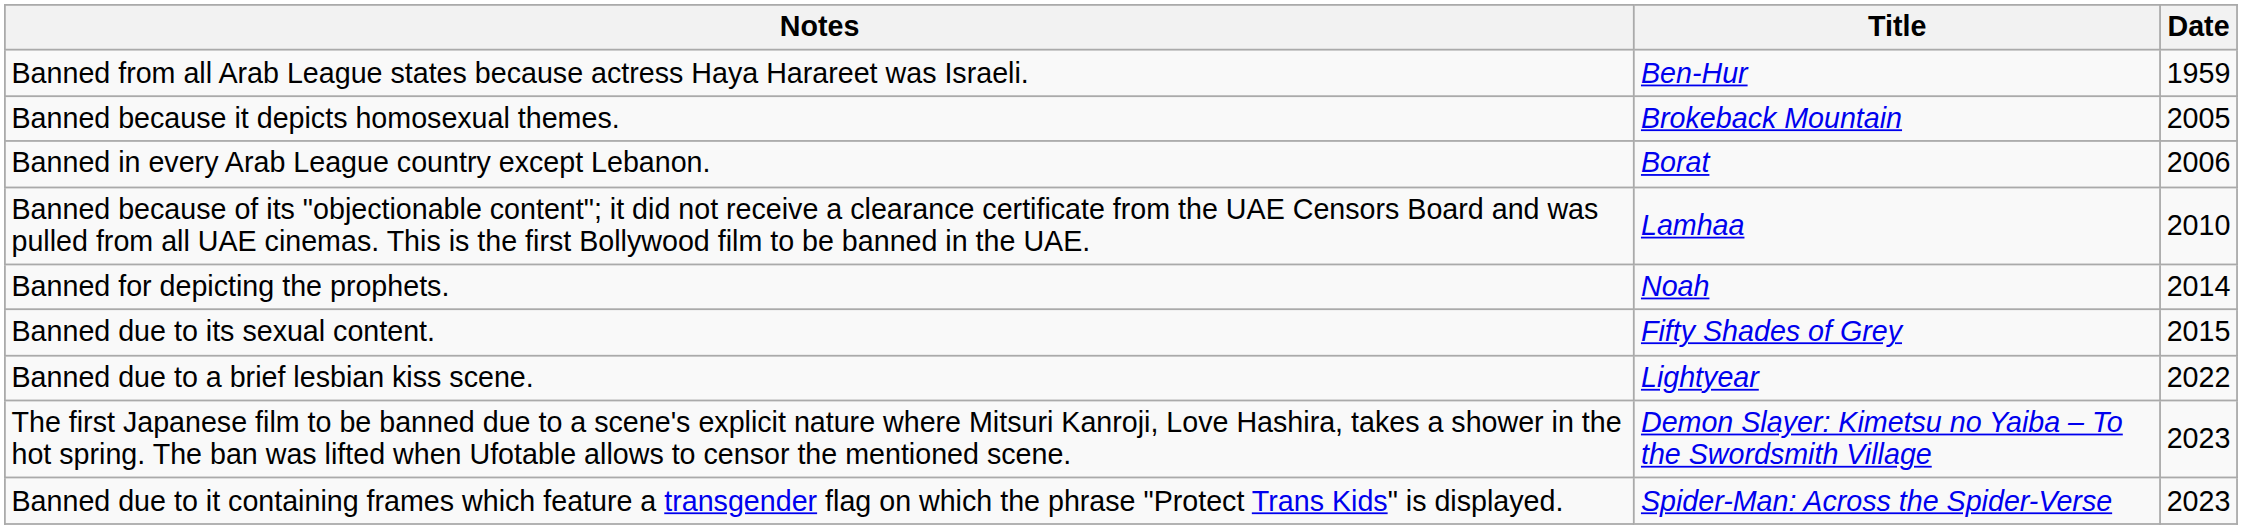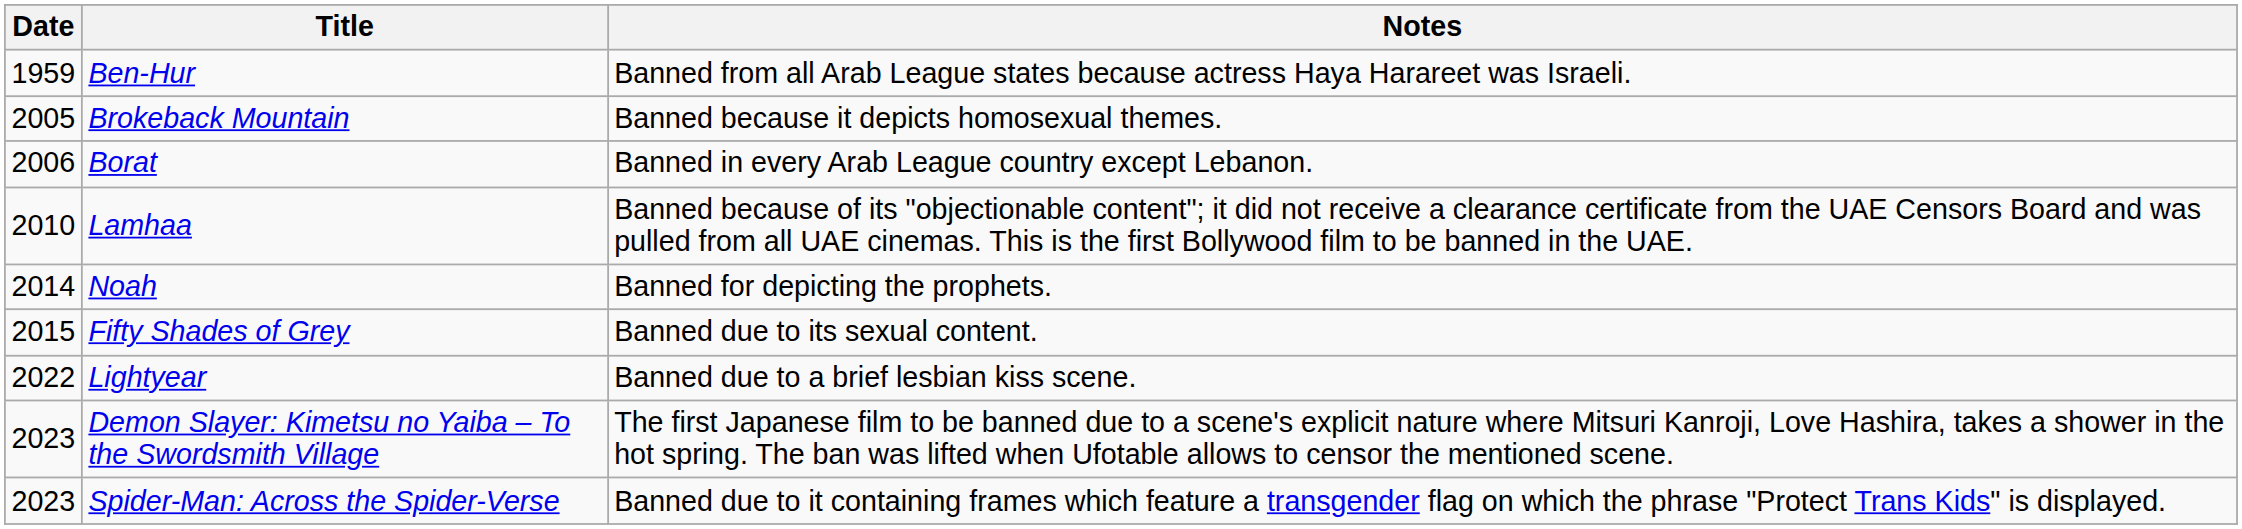columns swapped: (2199, 27) <-> (820, 27)
